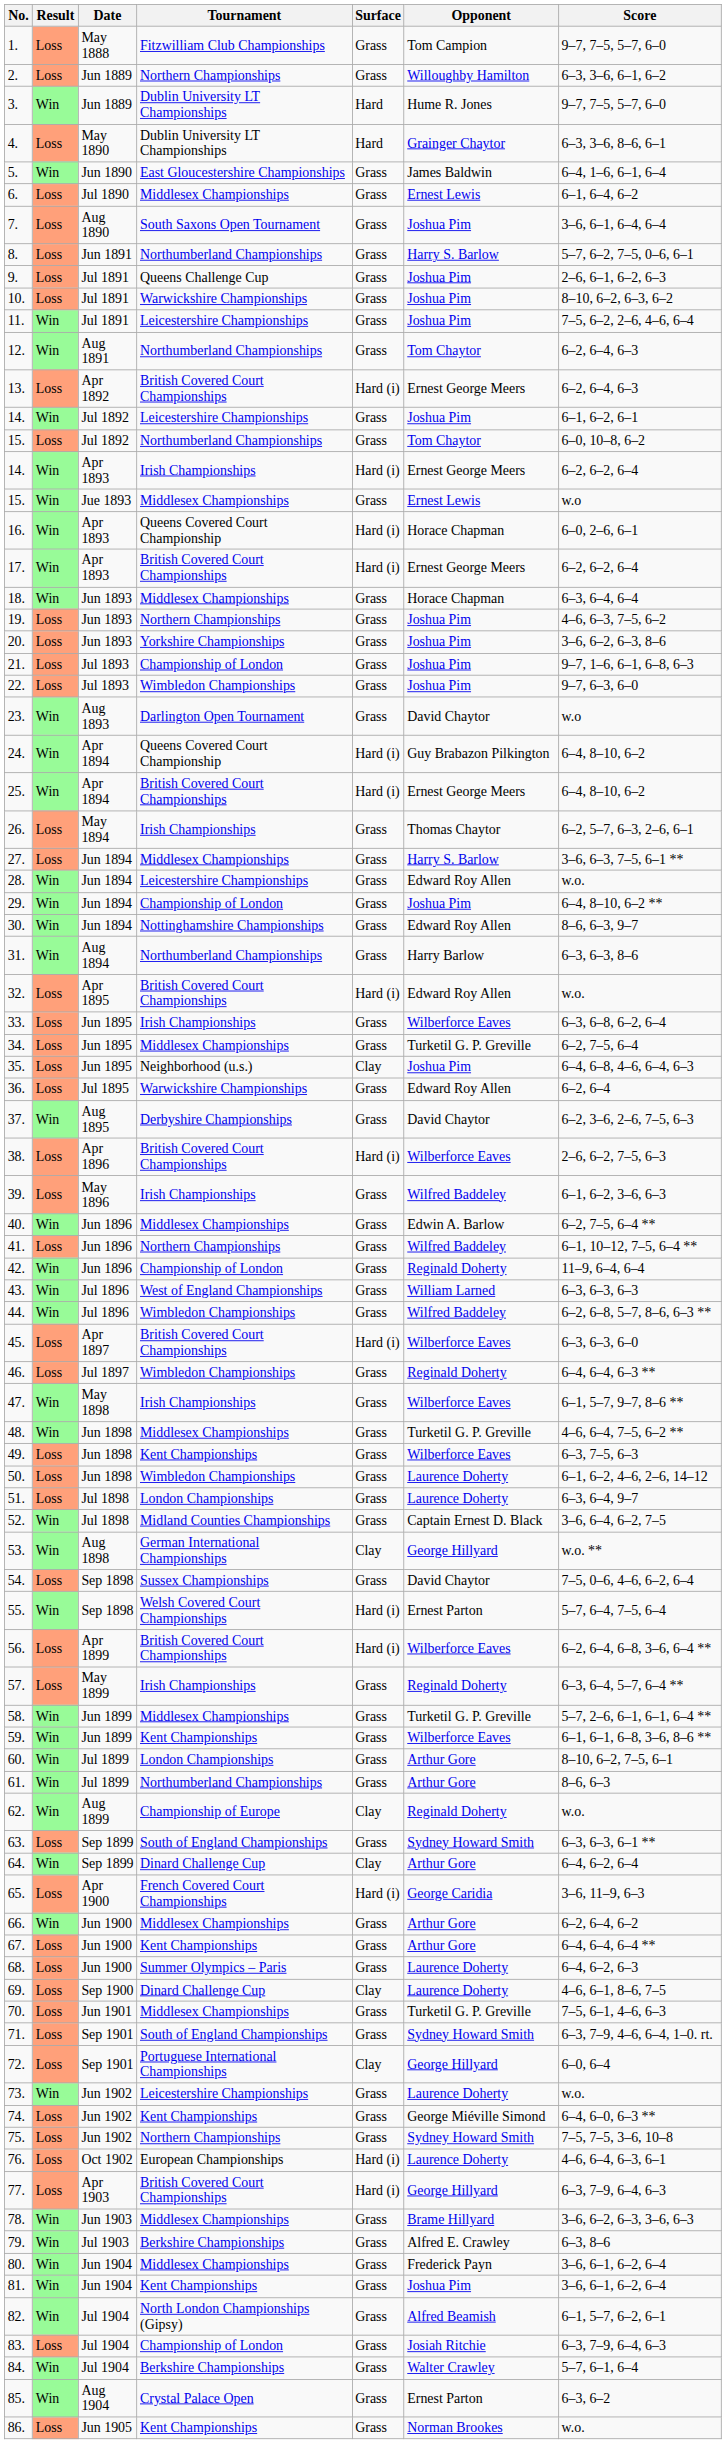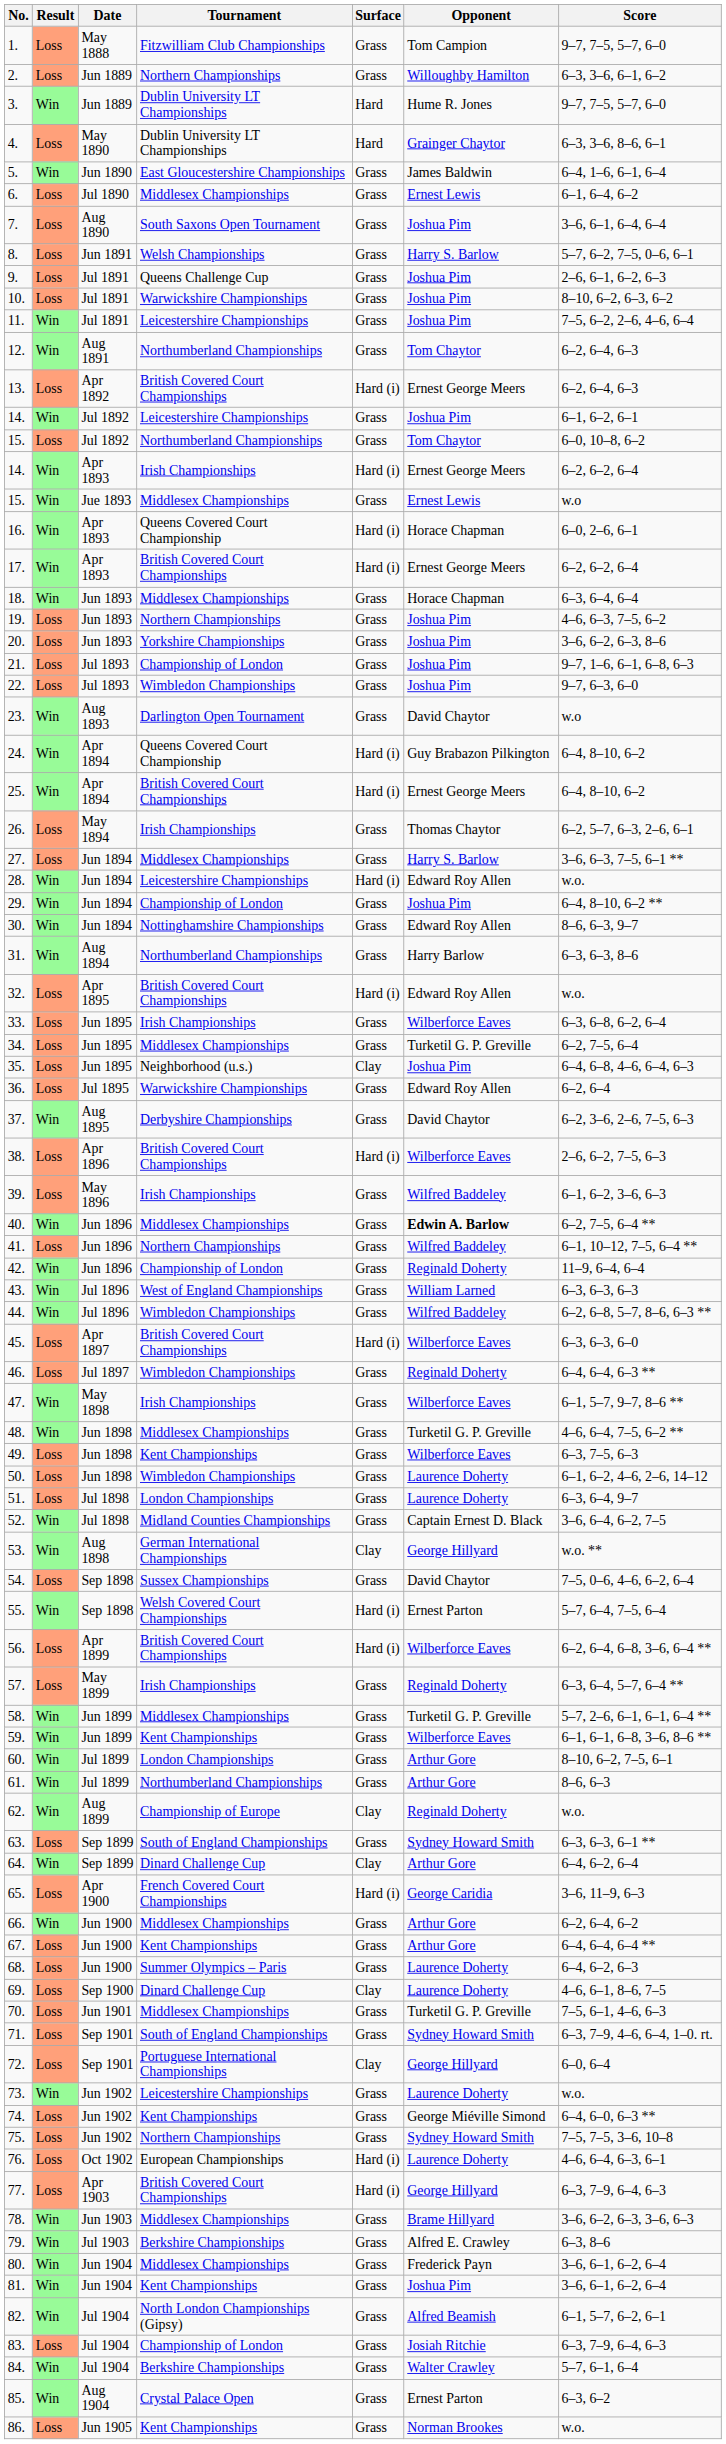(231, 254) Northumberland Championships -> (202, 254) Welsh Championships
(371, 881) Grass -> (377, 881) Hard (i)
(456, 1224) normal -> (458, 1224) bold
